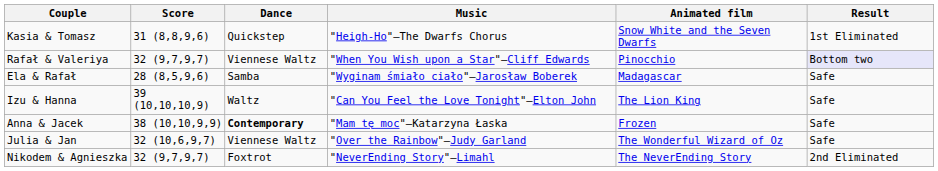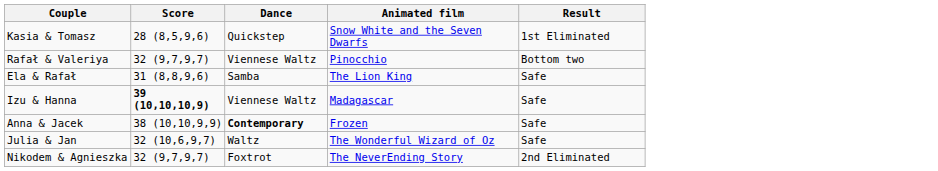- column: (471, 13)
(171, 36) 31 (8,8,9,6) -> (171, 36) 28 (8,5,9,6)
(841, 59) lavender background -> (553, 59) no background
(171, 77) 28 (8,5,9,6) -> (171, 77) 31 (8,8,9,6)
(650, 77) Madagascar -> (371, 77) The Lion King
(171, 100) normal -> (171, 100) bold
(243, 100) Waltz -> (272, 100) Viennese Waltz
(659, 100) The Lion King -> (361, 100) Madagascar
(272, 140) Viennese Waltz -> (243, 140) Waltz
